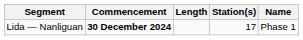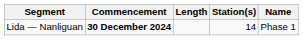(251, 27) 17 -> (251, 27) 14
